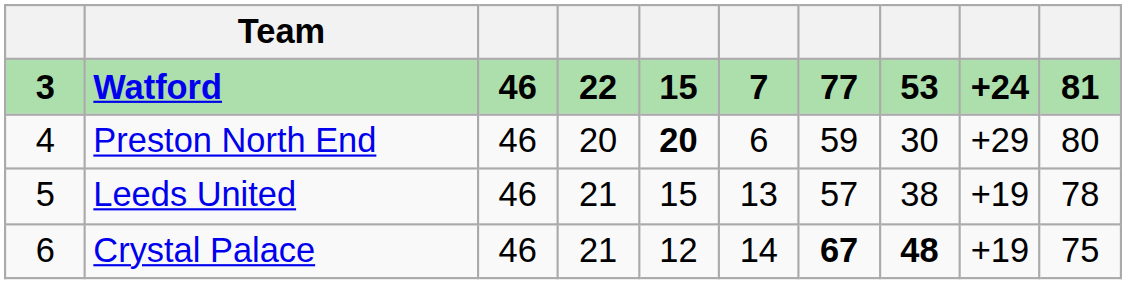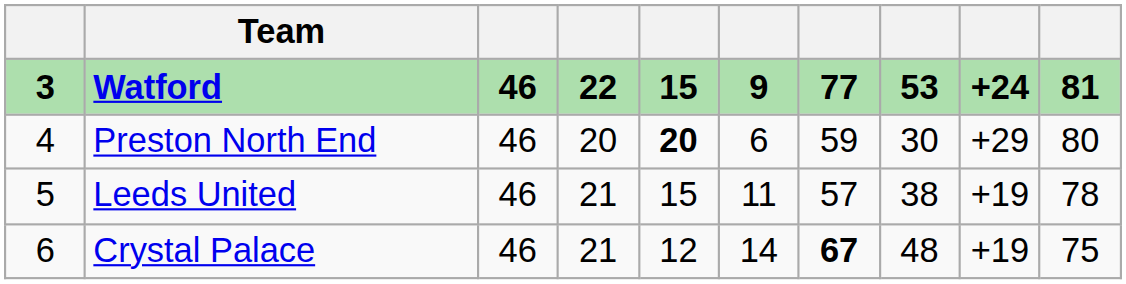(759, 86) 7 -> (759, 86) 9
(759, 195) 13 -> (759, 195) 11
(919, 250) bold -> (919, 250) normal
